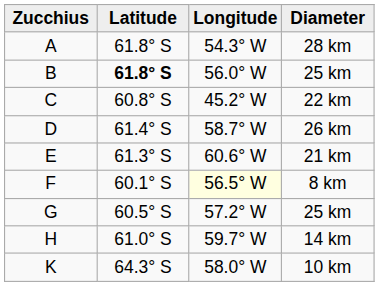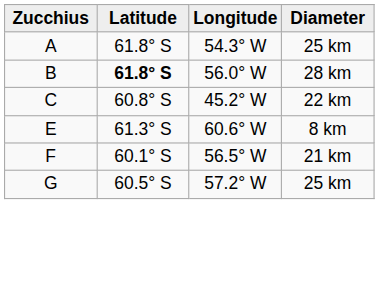(328, 45) 28 km -> (328, 45) 25 km
(328, 73) 25 km -> (328, 73) 28 km
- row: (51, 128)
(328, 156) 21 km -> (328, 128) 8 km
(235, 184) lightyellow background -> (235, 156) no background
(328, 184) 8 km -> (328, 156) 21 km
- row: (51, 239)
- row: (51, 267)
